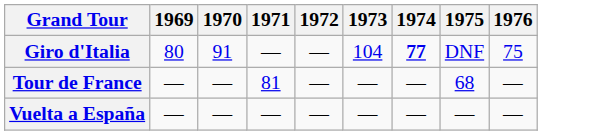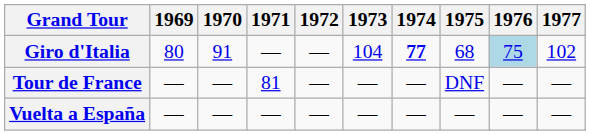+ column: (561, 20)
(464, 51) DNF -> (464, 51) 68
(513, 51) no background -> (513, 51) lightblue background
(464, 82) 68 -> (464, 82) DNF
